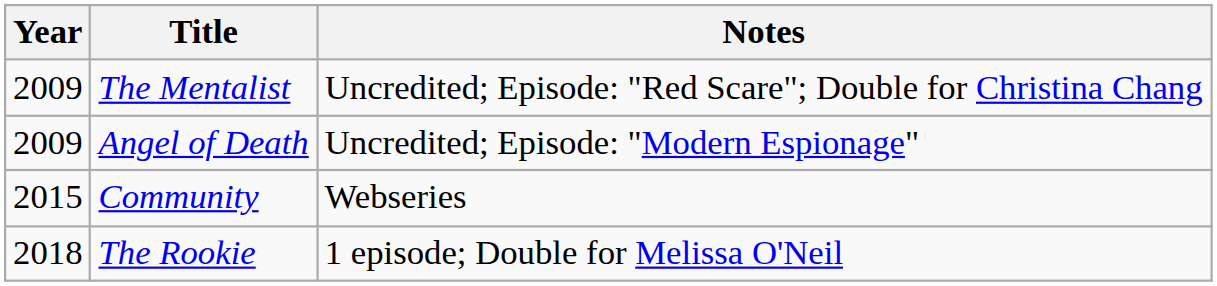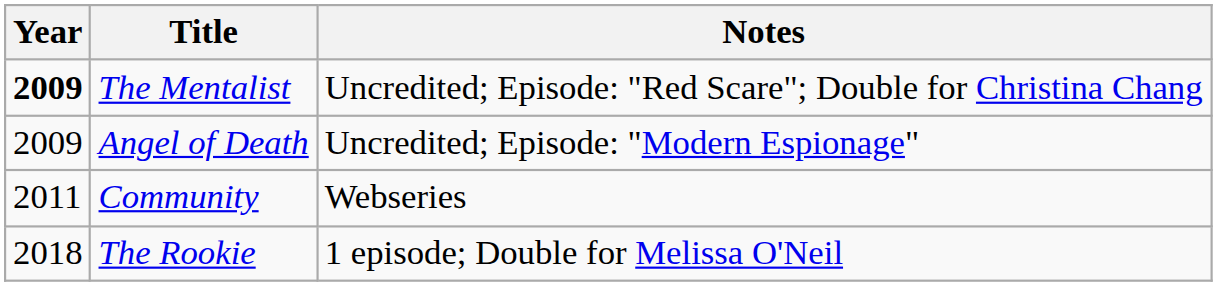(48, 87) normal -> (48, 87) bold
(48, 197) 2015 -> (47, 197) 2011
